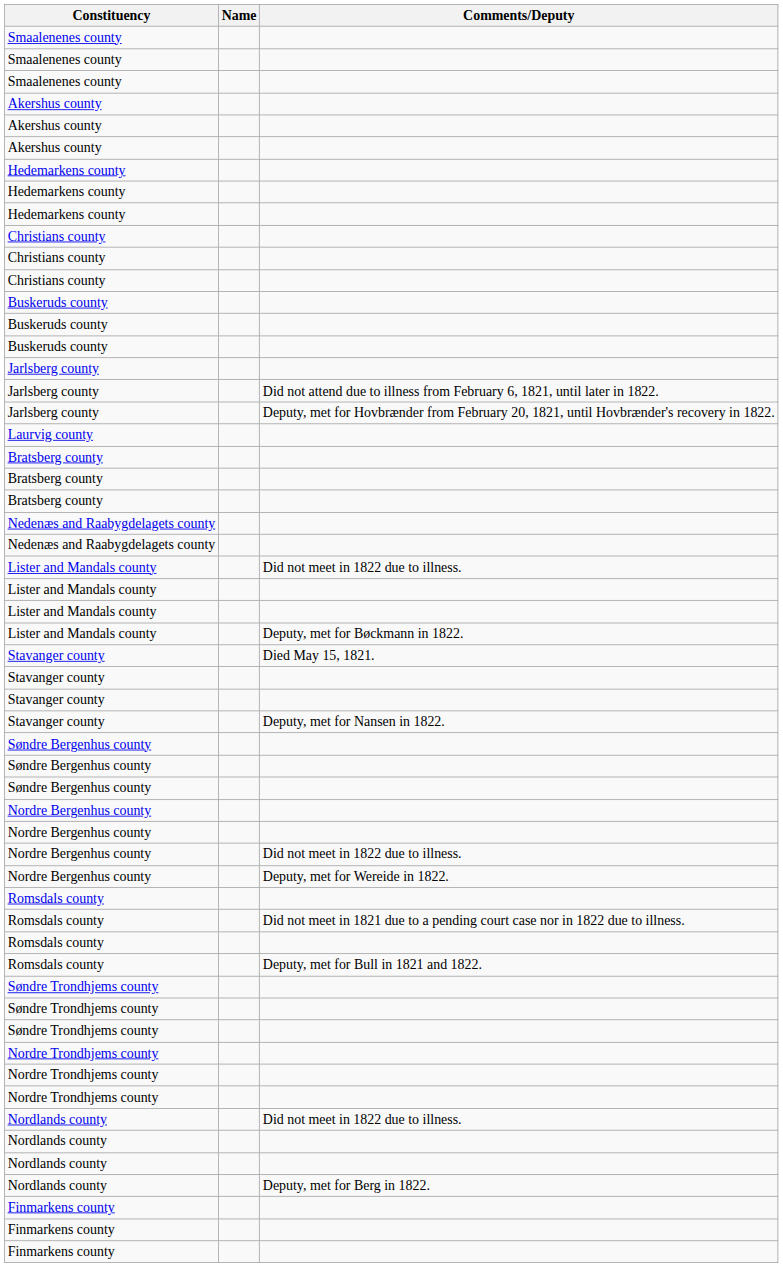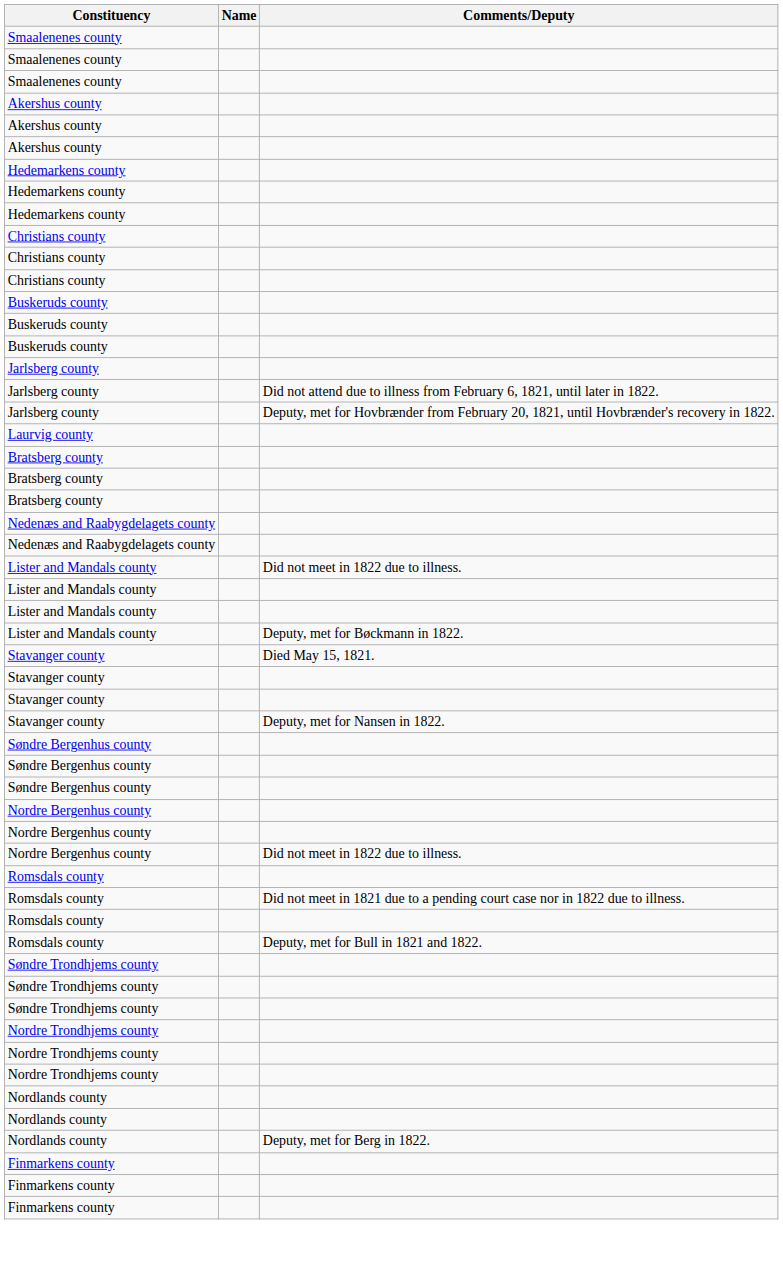- row: (79, 876)
- row: (57, 1119)
